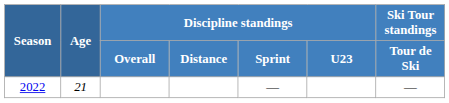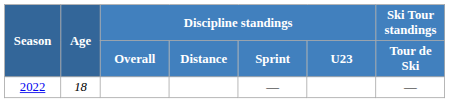(81, 87) 21 -> (81, 87) 18
